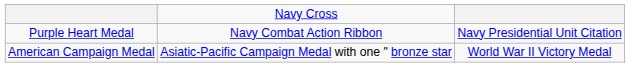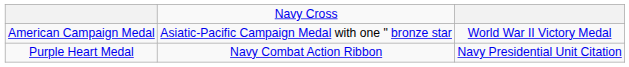rows swapped: (81, 33) <-> (81, 52)
